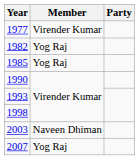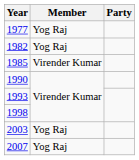(67, 29) Virender Kumar -> (50, 29) Yog Raj
(50, 63) Yog Raj -> (67, 63) Virender Kumar
(67, 130) Naveen Dhiman -> (50, 130) Yog Raj
